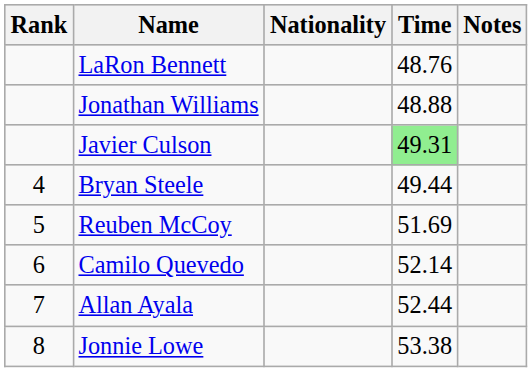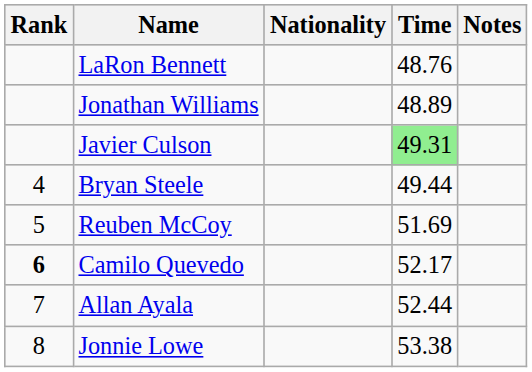(425, 104) 48.88 -> (425, 104) 48.89
(39, 265) normal -> (39, 265) bold
(425, 265) 52.14 -> (425, 265) 52.17
